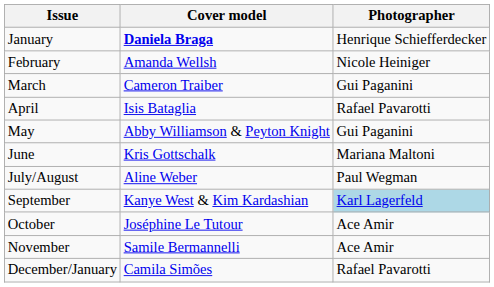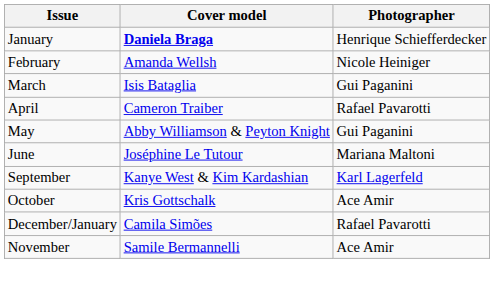(173, 85) Cameron Traiber -> (160, 85) Isis Bataglia
(160, 108) Isis Bataglia -> (173, 108) Cameron Traiber
(170, 154) Kris Gottschalk -> (183, 154) Joséphine Le Tutour
- row: (43, 177)
(380, 200) lightblue background -> (380, 177) no background
(183, 223) Joséphine Le Tutour -> (170, 200) Kris Gottschalk
rows swapped: (39, 246) <-> (62, 270)
